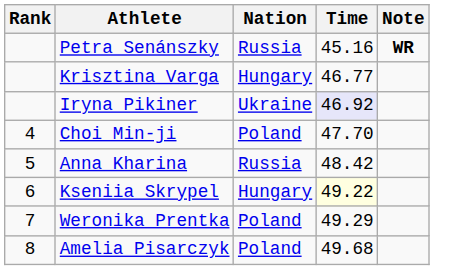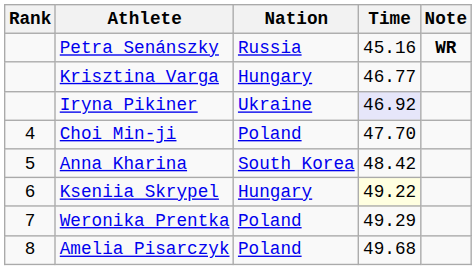(270, 163) Russia -> (296, 163) South Korea
